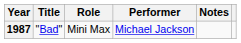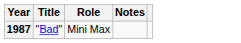- column: (155, 13)
